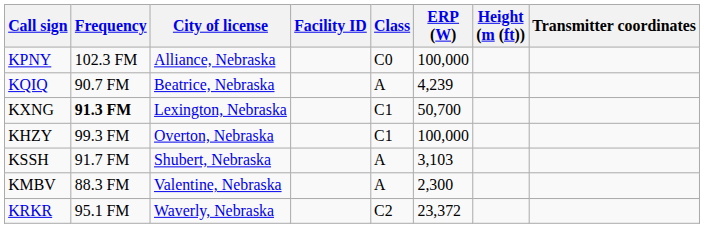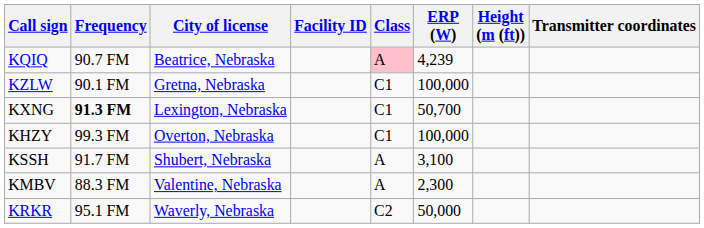- row: (30, 60)
(380, 85) no background -> (380, 60) pink background
+ row: (30, 85)
(435, 160) 3,103 -> (435, 160) 3,100
(439, 210) 23,372 -> (439, 210) 50,000
